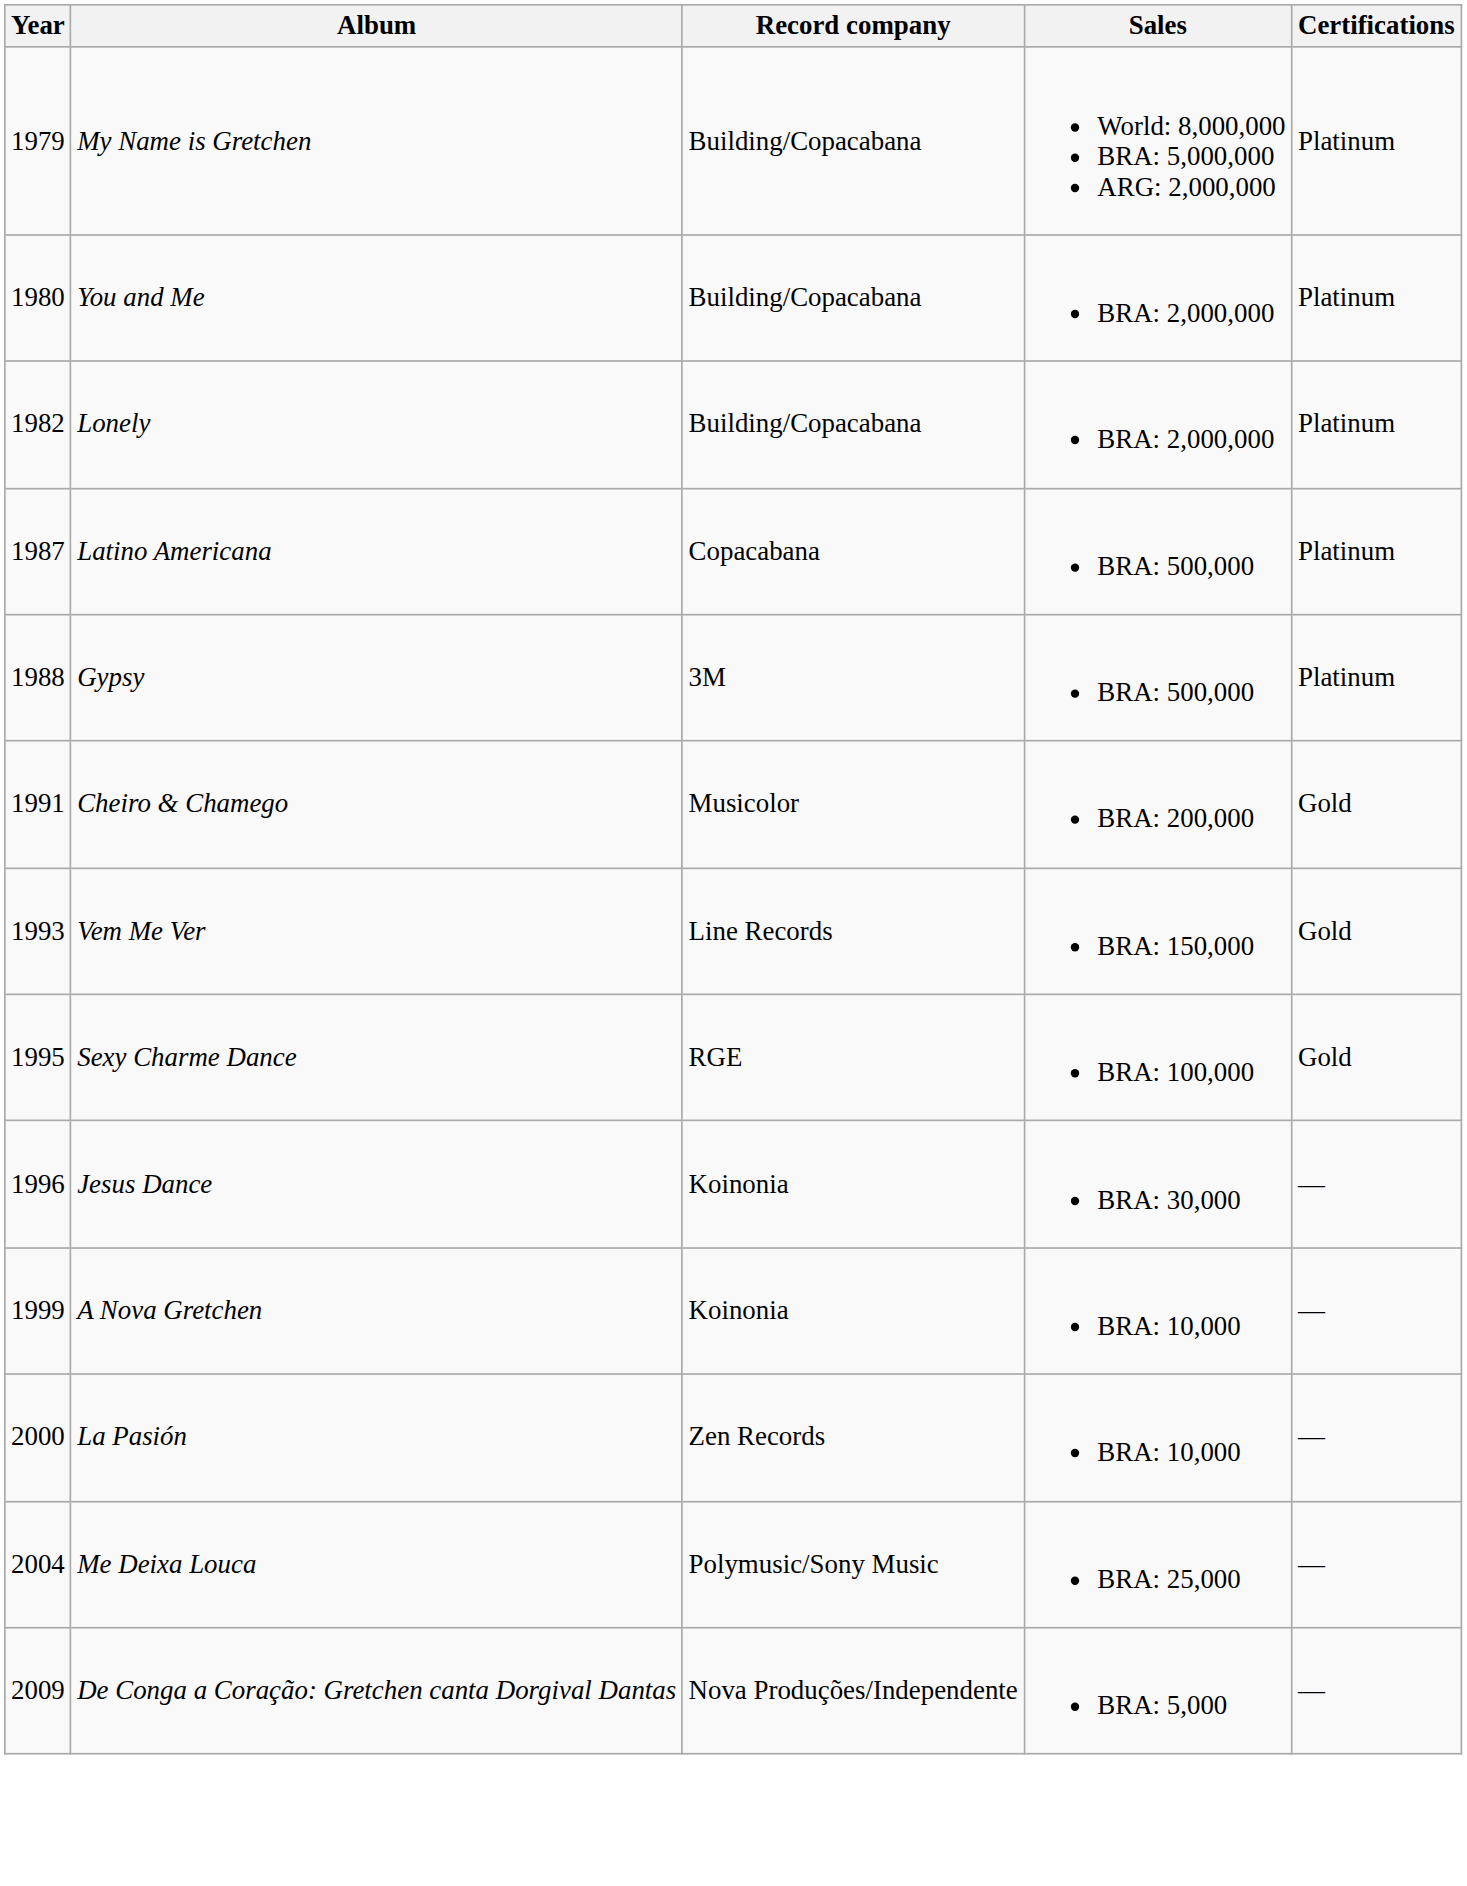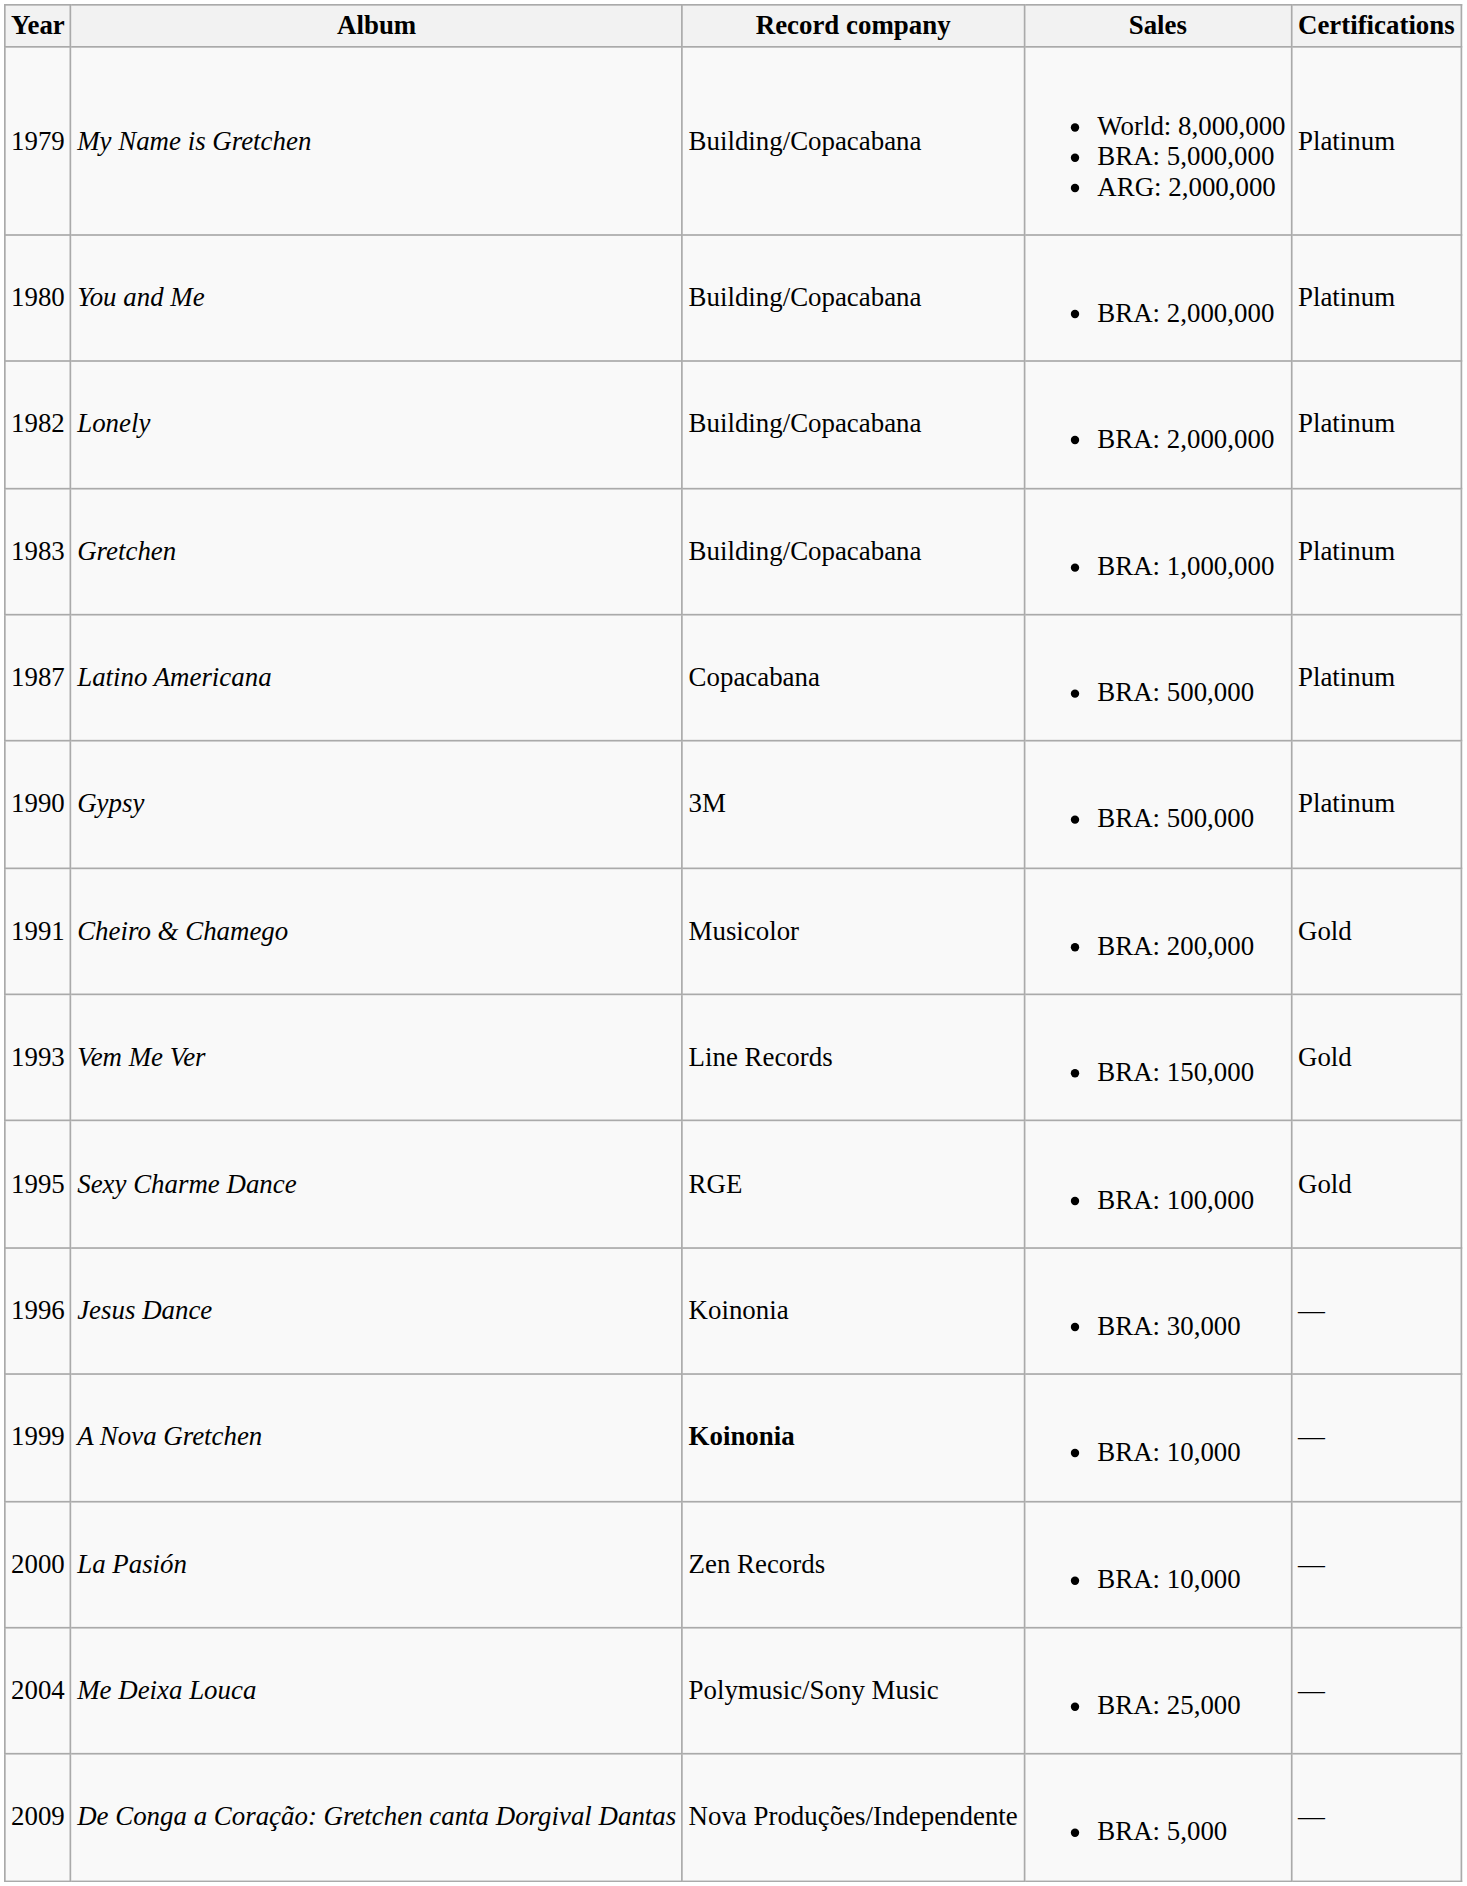+ row: (127, 550)
(38, 677) 1988 -> (38, 804) 1990
(739, 1310) normal -> (742, 1437) bold
